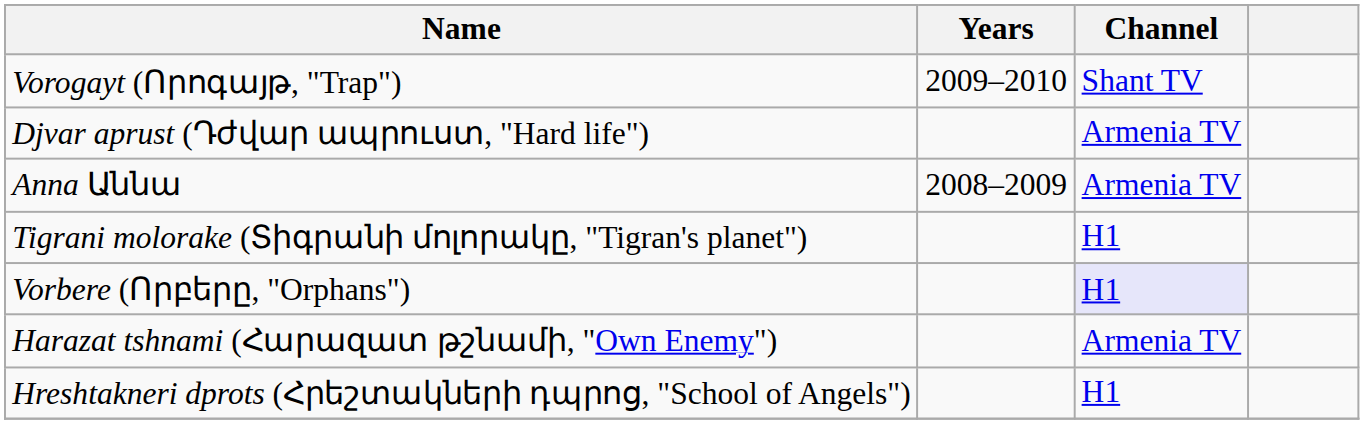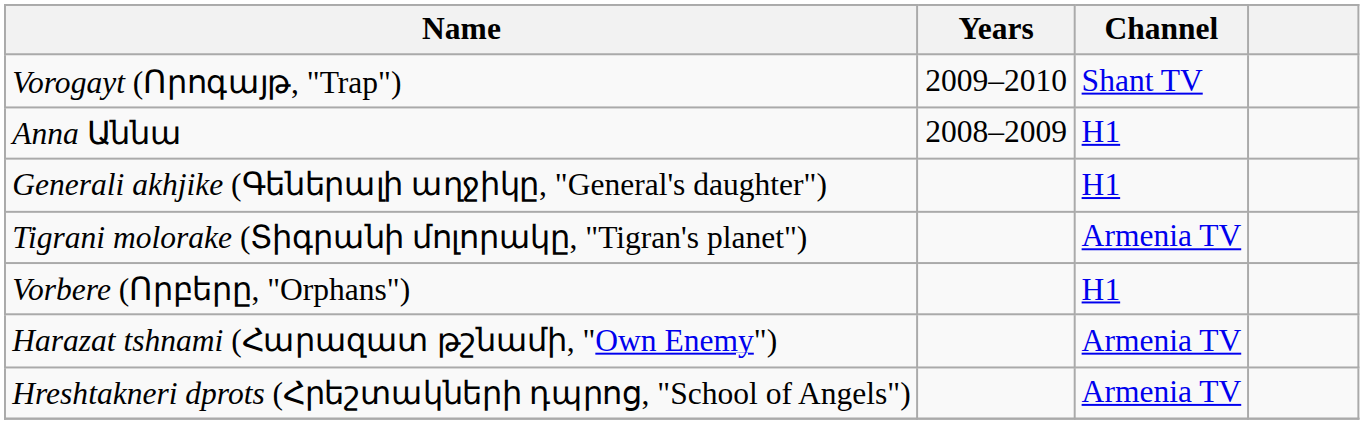- row: (331, 133)
(1161, 184) Armenia TV -> (1101, 132) H1
+ row: (420, 185)
(1101, 236) H1 -> (1161, 236) Armenia TV
(1101, 288) lavender background -> (1101, 288) no background
(1101, 392) H1 -> (1161, 392) Armenia TV
